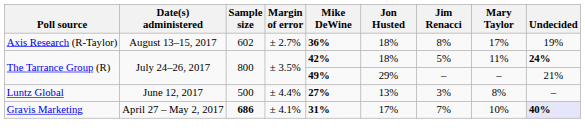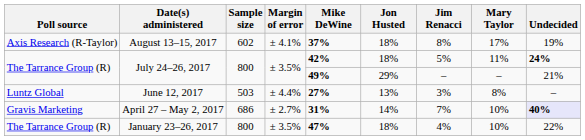(285, 42) ± 2.7% -> (285, 42) ± 4.1%
(319, 42) 36% -> (319, 42) 37%
(245, 93) 500 -> (245, 93) 503
(245, 110) bold -> (245, 110) normal
(285, 110) ± 4.1% -> (285, 110) ± 2.7%
(388, 110) 17% -> (388, 110) 14%
+ row: (59, 127)
